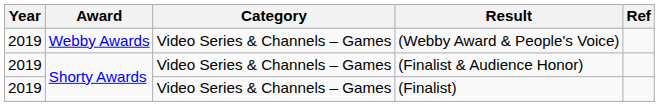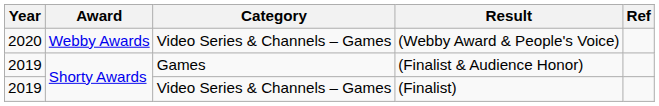(25, 40) 2019 -> (25, 40) 2020
(274, 64) Video Series & Channels – Games -> (181, 64) Games
